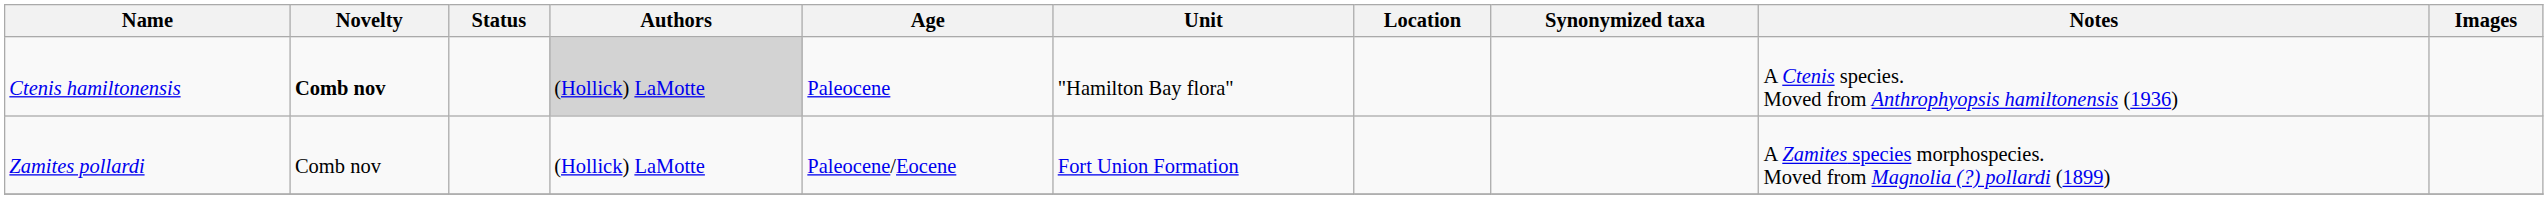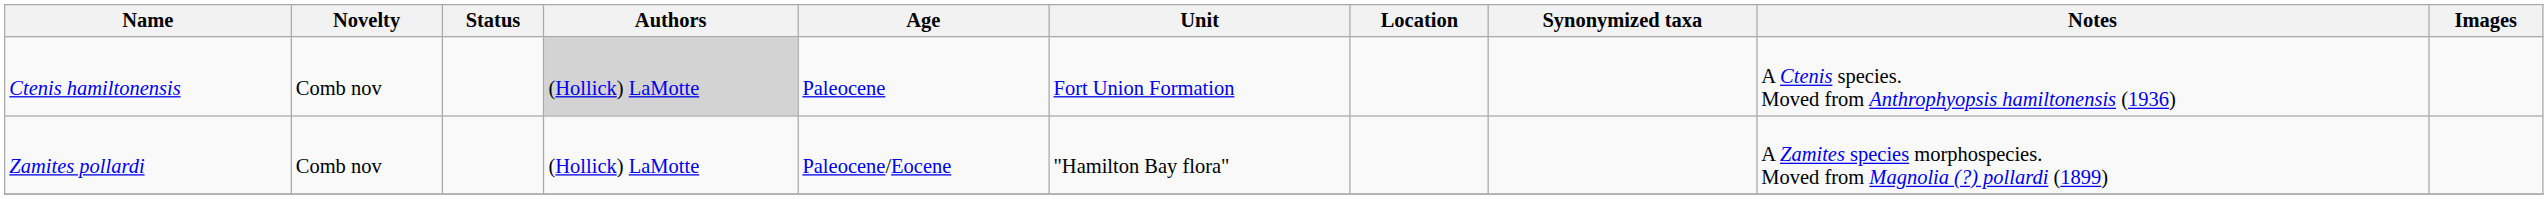(340, 87) bold -> (339, 87) normal
(1146, 87) "Hamilton Bay flora" -> (1144, 87) Fort Union Formation
(1148, 166) Fort Union Formation -> (1141, 166) "Hamilton Bay flora"
